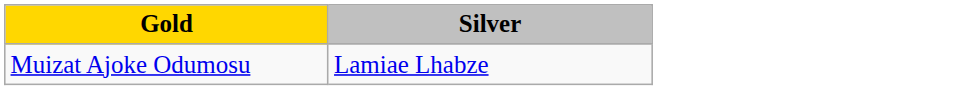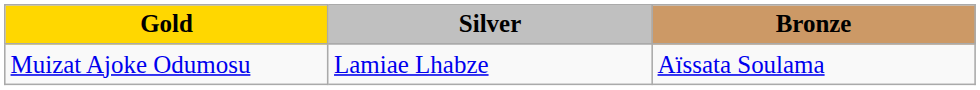+ column: (814, 24)
